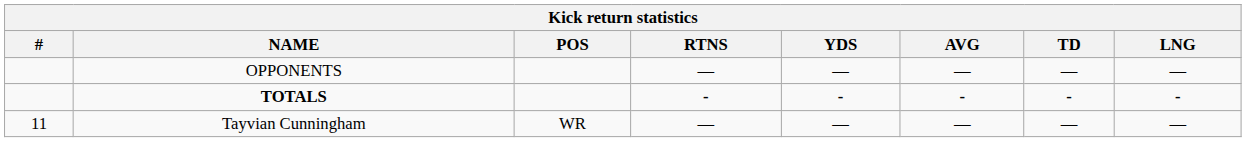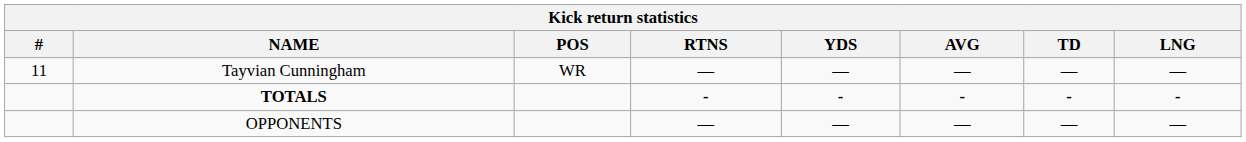rows swapped: (294, 123) <-> (294, 70)
